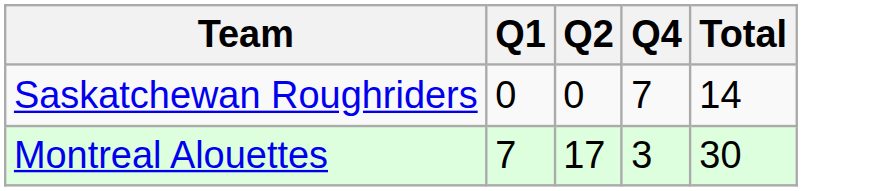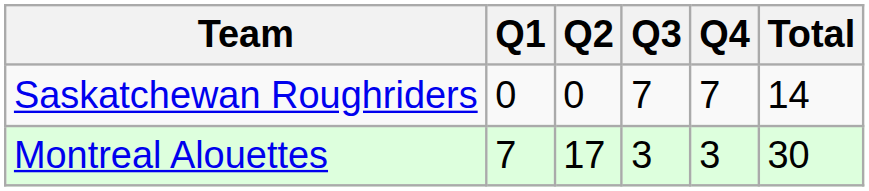+ column: (657, 34)
